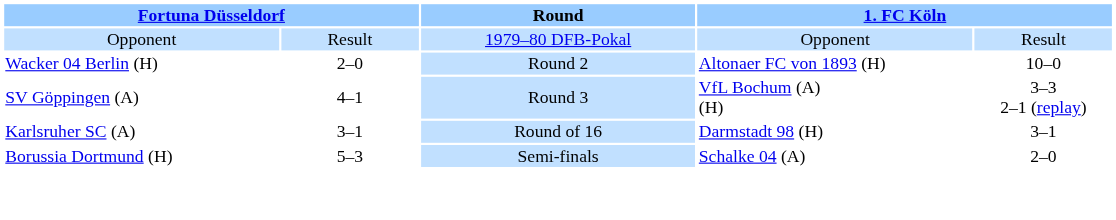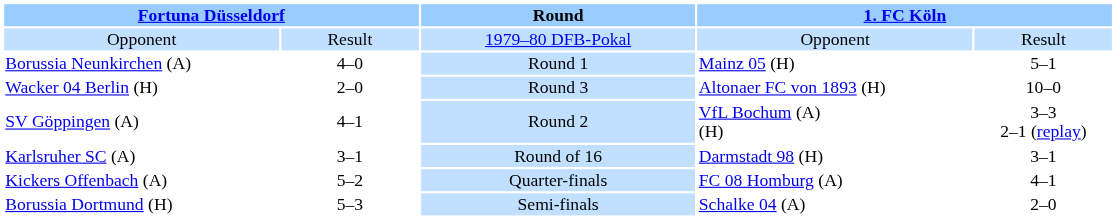+ row: (98, 63)
(558, 63) Round 2 -> (558, 87) Round 3
(558, 97) Round 3 -> (558, 121) Round 2
+ row: (86, 180)
